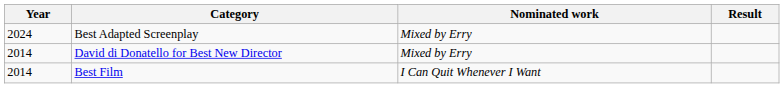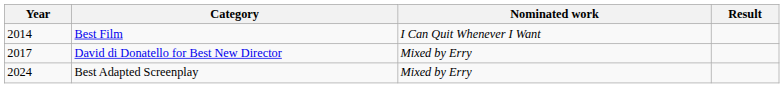rows swapped: (99, 72) <-> (136, 33)
(20, 53) 2014 -> (20, 53) 2017
